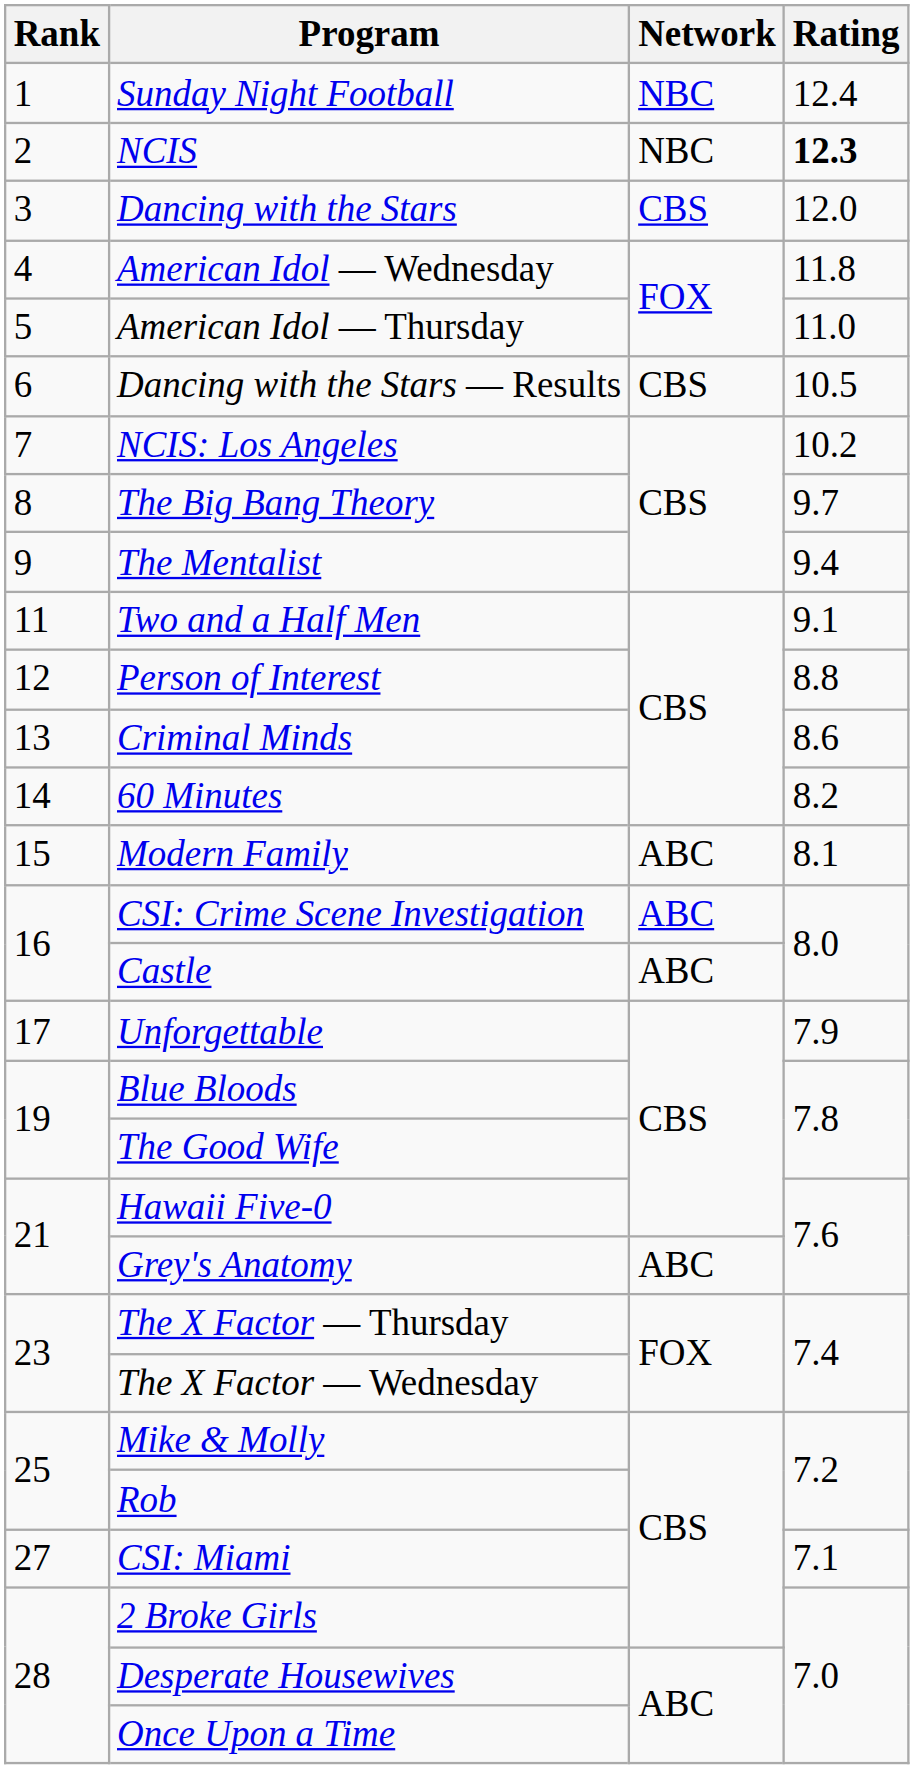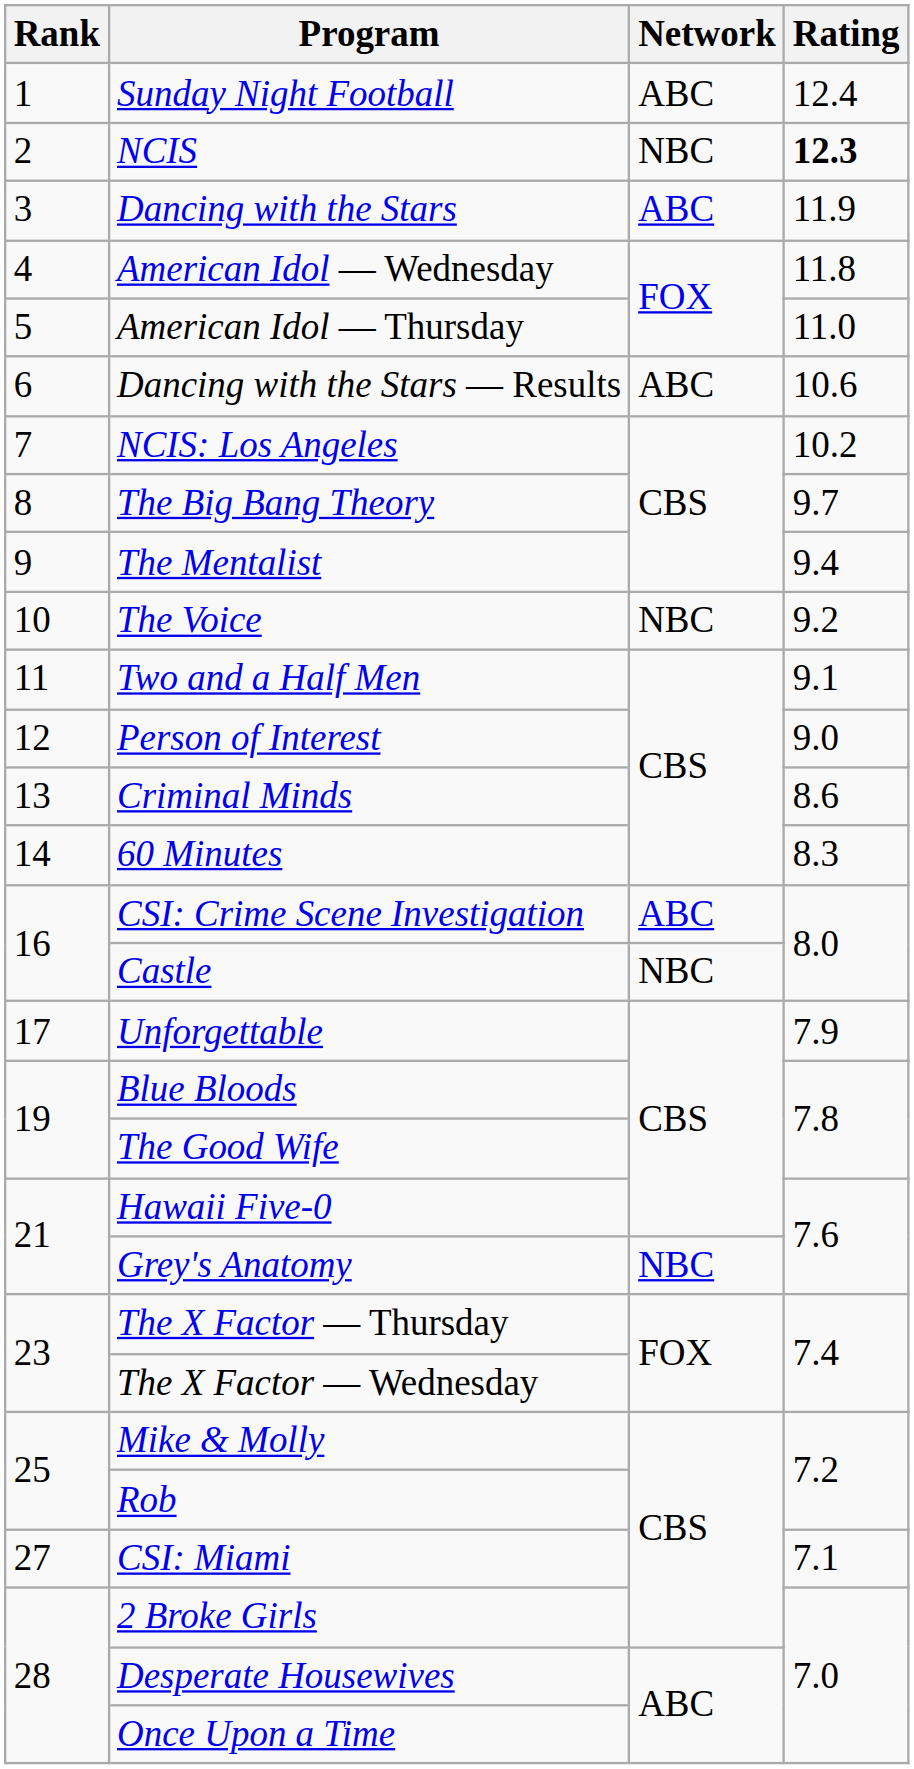(676, 92) NBC -> (676, 92) ABC
(673, 209) CBS -> (676, 209) ABC
(825, 209) 12.0 -> (824, 209) 11.9
(673, 385) CBS -> (676, 385) ABC
(825, 385) 10.5 -> (825, 385) 10.6
+ row: (189, 619)
(816, 678) 8.8 -> (816, 737) 9.0
(816, 795) 8.2 -> (816, 854) 8.3
- row: (232, 854)
(676, 971) ABC -> (676, 971) NBC
(676, 1264) ABC -> (676, 1264) NBC
